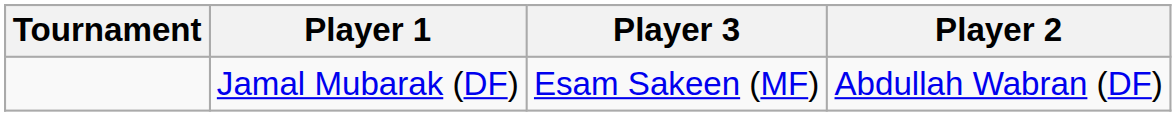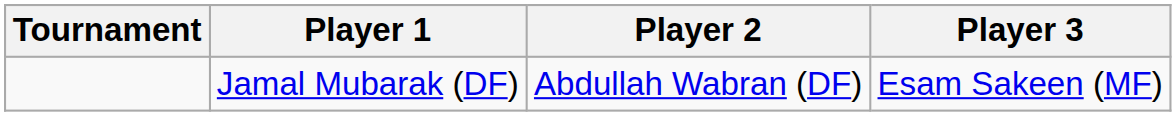columns swapped: (999, 30) <-> (677, 30)
